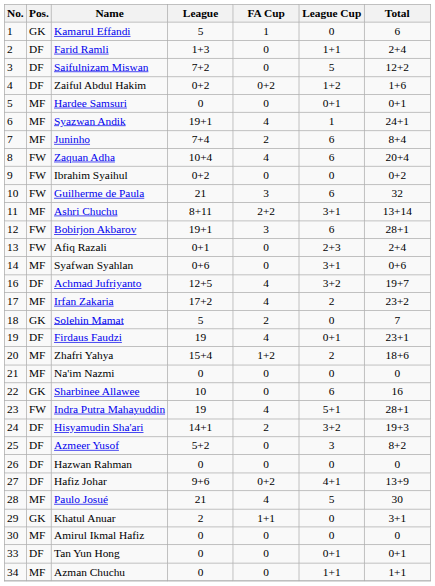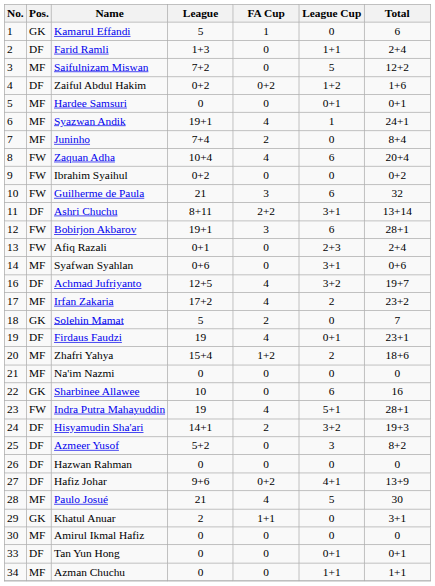(36, 67) DF -> (37, 67) MF
(332, 139) 6 -> (332, 139) 0
(37, 211) MF -> (36, 211) DF
